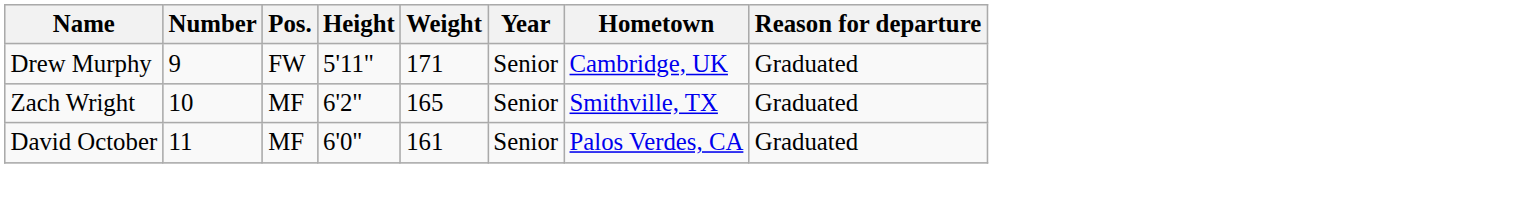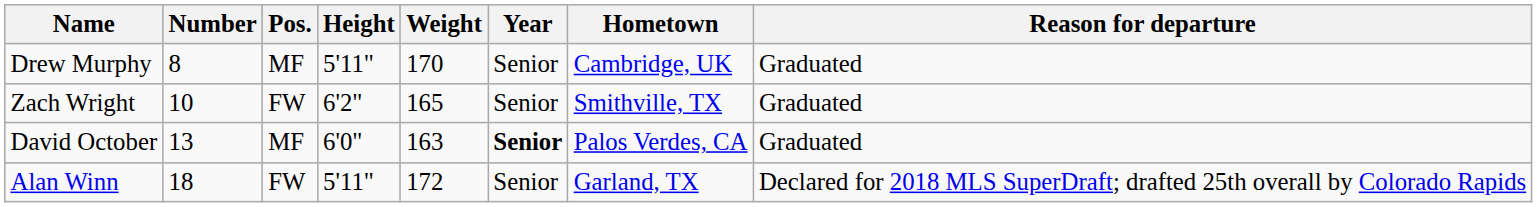(175, 63) 9 -> (175, 63) 8
(287, 63) FW -> (286, 63) MF
(425, 63) 171 -> (425, 63) 170
(286, 102) MF -> (287, 102) FW
(181, 142) 11 -> (181, 142) 13
(425, 142) 161 -> (425, 142) 163
(526, 142) normal -> (528, 142) bold
+ row: (65, 181)
